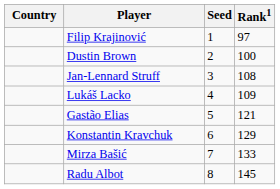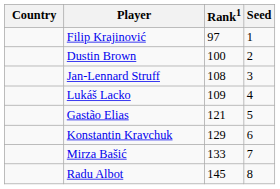columns swapped: (255, 15) <-> (220, 15)
